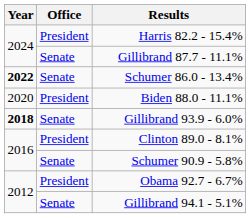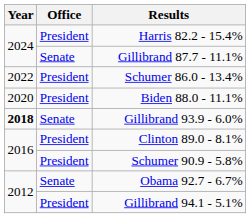(21, 77) bold -> (21, 77) normal
(57, 77) Senate -> (64, 77) President
(57, 160) Senate -> (64, 160) President
(64, 181) President -> (57, 181) Senate
(57, 202) Senate -> (64, 202) President
